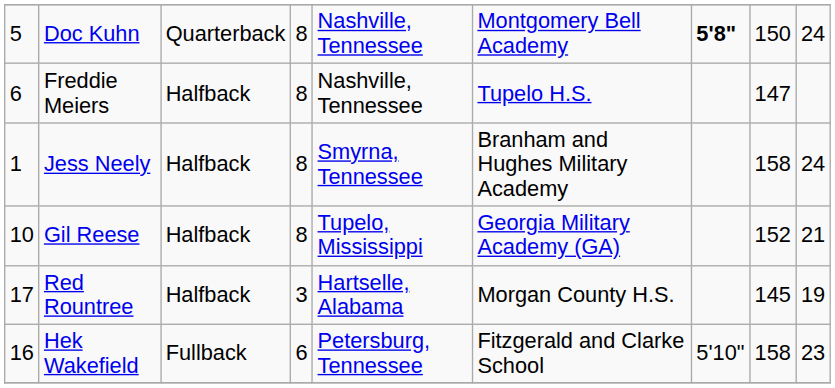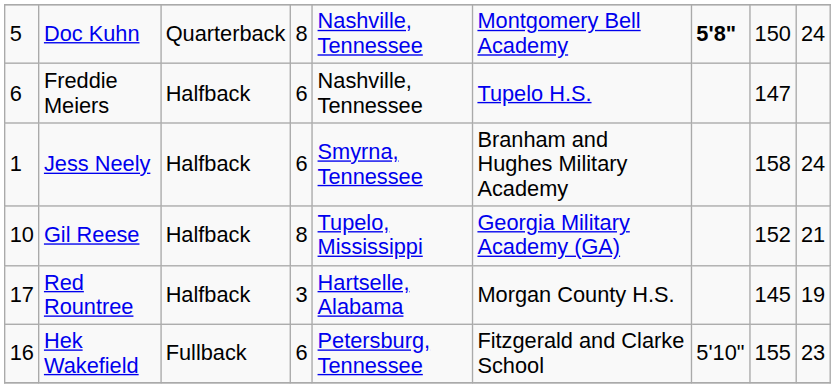(301, 92) 8 -> (301, 92) 6
(301, 164) 8 -> (301, 164) 6
(773, 353) 158 -> (773, 353) 155
